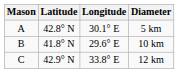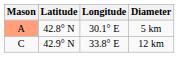(21, 28) no background -> (21, 28) lightsalmon background
- row: (151, 44)
